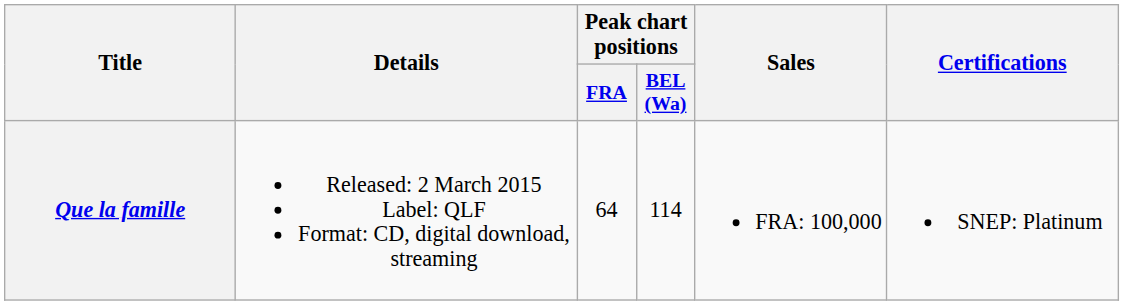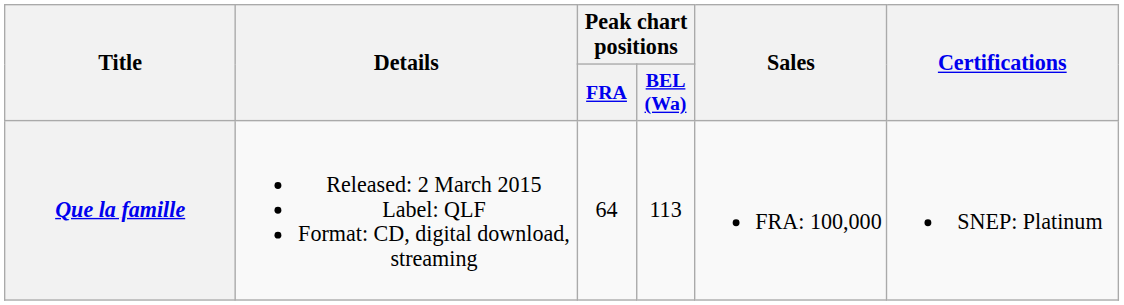(666, 209) 114 -> (666, 209) 113
